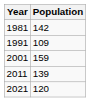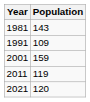(41, 27) 142 -> (41, 27) 143
(41, 74) 139 -> (41, 74) 119
